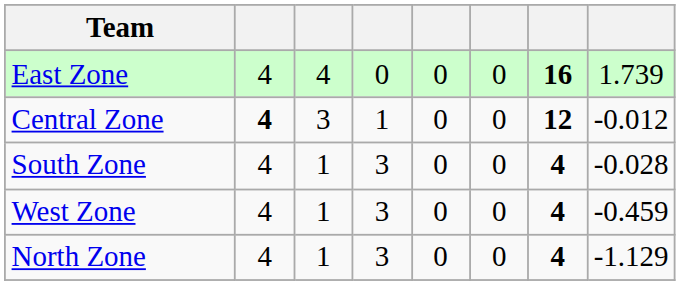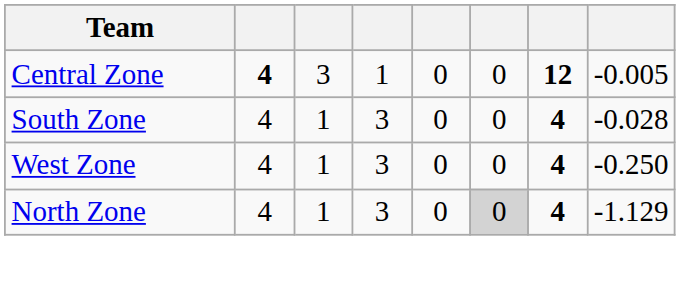- row: (70, 73)
(631, 119) -0.012 -> (631, 73) -0.005
(631, 211) -0.459 -> (631, 165) -0.250
(499, 257) no background -> (499, 211) lightgrey background
